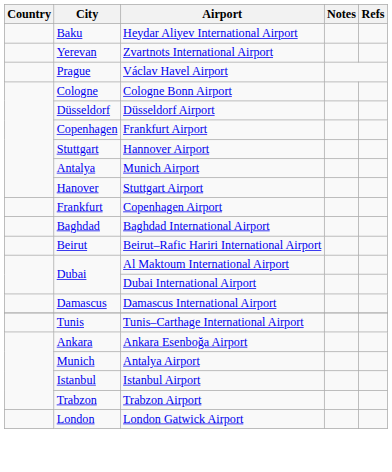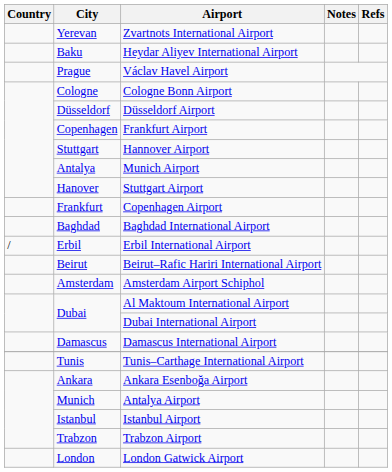rows swapped: (198, 52) <-> (210, 33)
+ row: (187, 245)
+ row: (194, 284)
